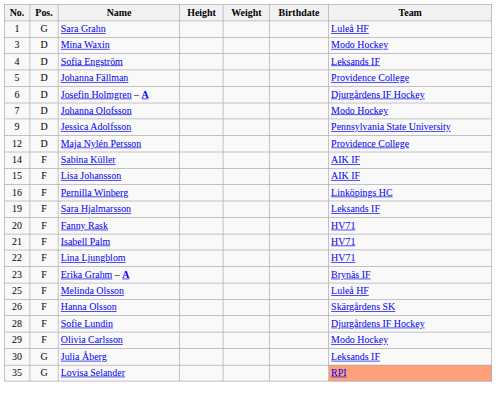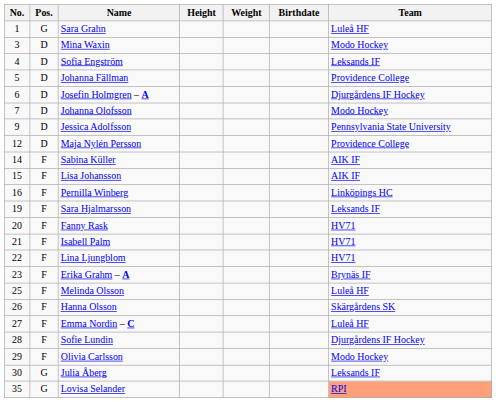+ row: (98, 324)
